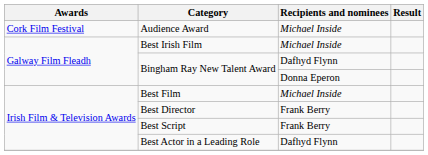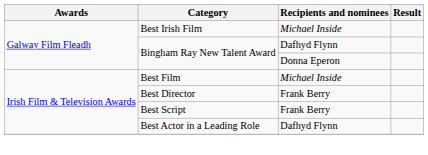- row: (174, 28)
